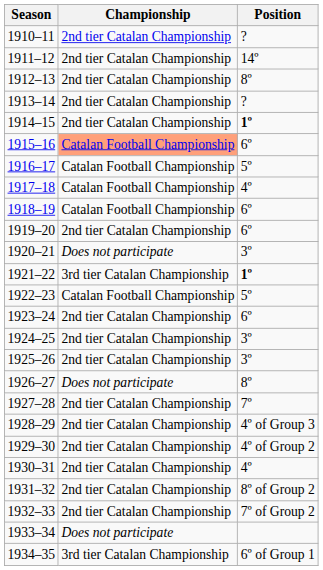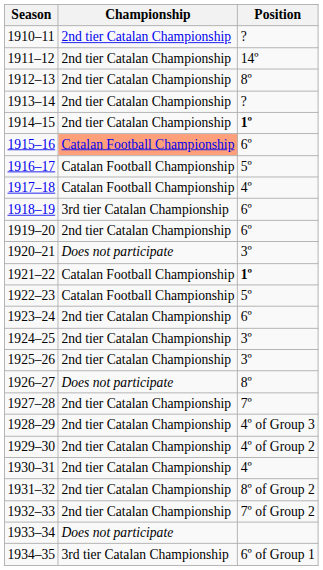(148, 209) Catalan Football Championship -> (145, 209) 3rd tier Catalan Championship
(145, 274) 3rd tier Catalan Championship -> (148, 274) Catalan Football Championship
